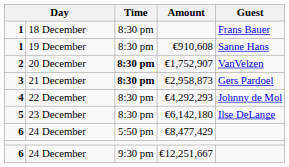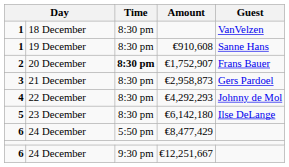(244, 30) Frans Bauer -> (241, 30) VanVelzen
(241, 64) VanVelzen -> (244, 64) Frans Bauer
(136, 81) bold -> (136, 81) normal
